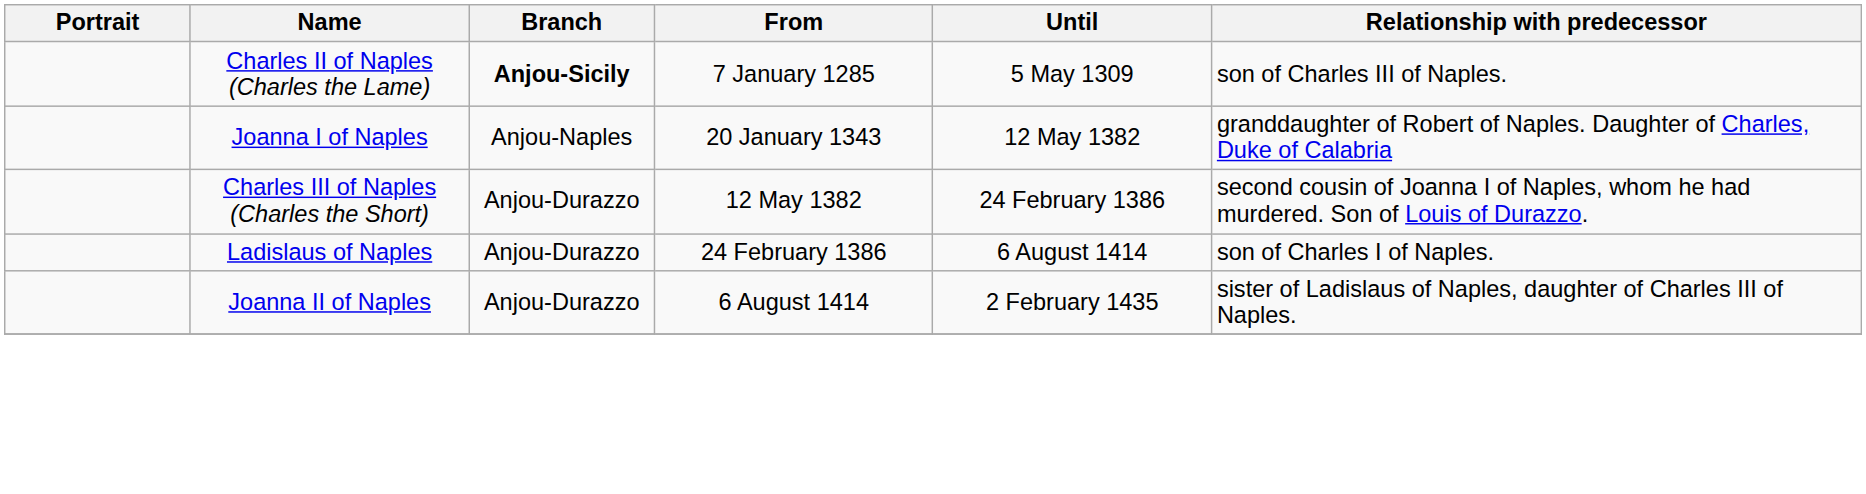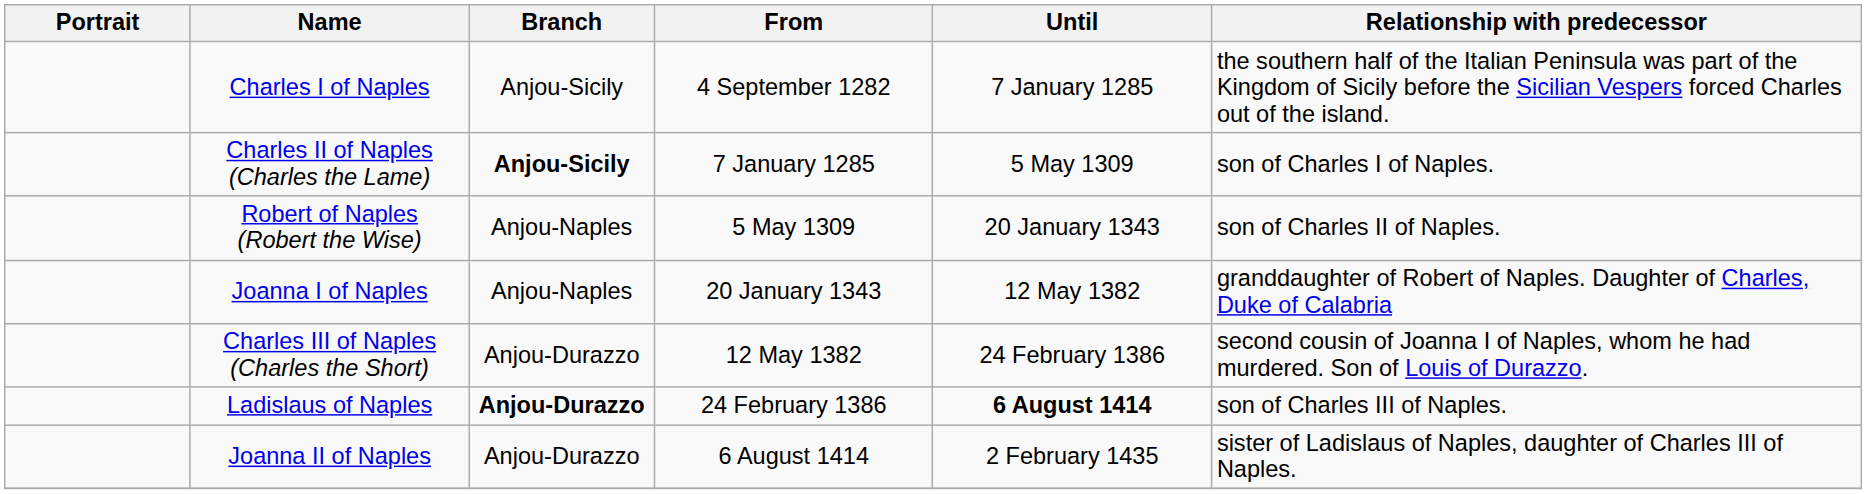+ row: (330, 86)
(1362, 73) son of Charles III of Naples. -> (1355, 163) son of Charles I of Naples.
+ row: (330, 227)
(562, 251) normal -> (562, 405) bold
(1072, 251) normal -> (1072, 405) bold
(1355, 251) son of Charles I of Naples. -> (1362, 405) son of Charles III of Naples.
